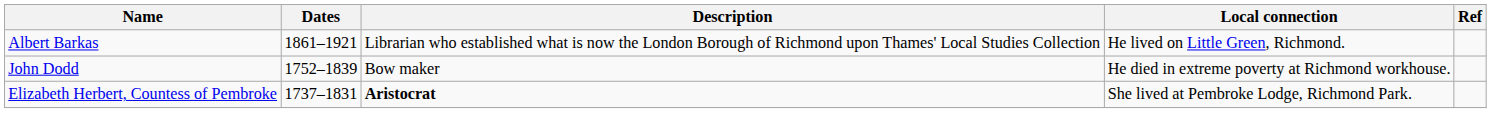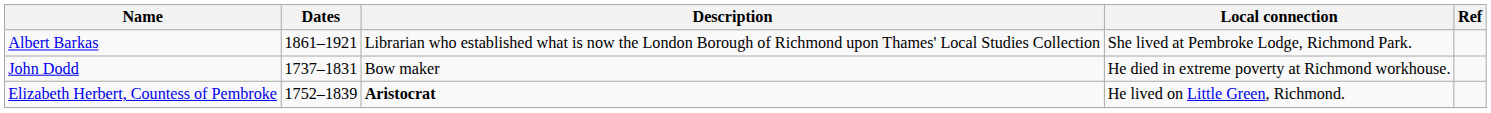(1226, 42) He lived on Little Green, Richmond. -> (1260, 42) She lived at Pembroke Lodge, Richmond Park.
(321, 68) 1752–1839 -> (321, 68) 1737–1831
(321, 94) 1737–1831 -> (321, 94) 1752–1839
(1260, 94) She lived at Pembroke Lodge, Richmond Park. -> (1226, 94) He lived on Little Green, Richmond.
